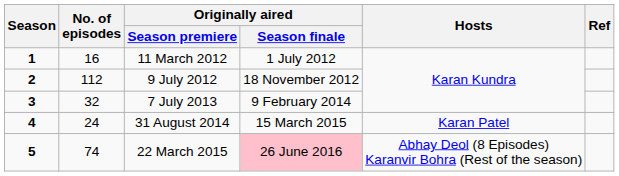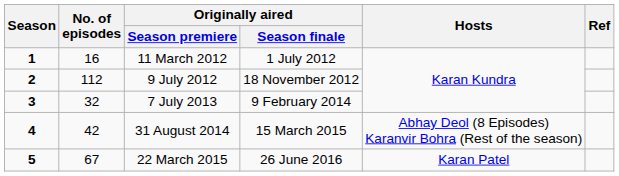(92, 123) 24 -> (92, 130) 42
(474, 123) Karan Patel -> (474, 130) Abhay Deol (8 Episodes) Karanvir Bohra (Rest of the season)
(92, 152) 74 -> (92, 159) 67
(301, 152) pink background -> (301, 159) no background
(474, 152) Abhay Deol (8 Episodes) Karanvir Bohra (Rest of the season) -> (474, 159) Karan Patel
